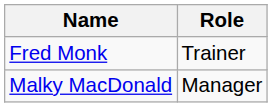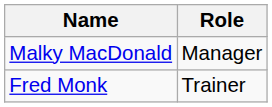rows swapped: (91, 85) <-> (58, 53)
